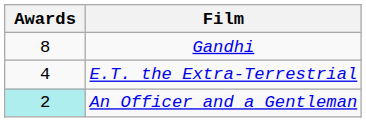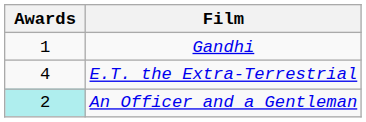(45, 47) 8 -> (45, 47) 1
